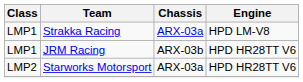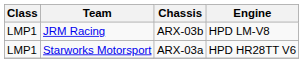- row: (82, 31)
(252, 49) HPD HR28TT V6 -> (239, 31) HPD LM-V8
(22, 67) LMP2 -> (22, 49) LMP1
